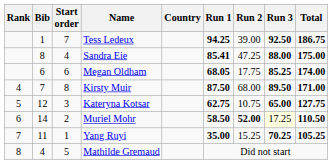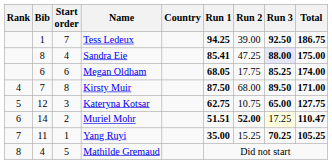(280, 55) no background -> (280, 55) lavender background
(218, 119) 58.50 -> (218, 119) 51.51
(311, 119) 110.50 -> (311, 119) 110.47
